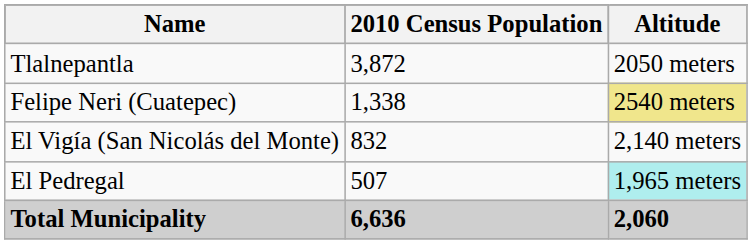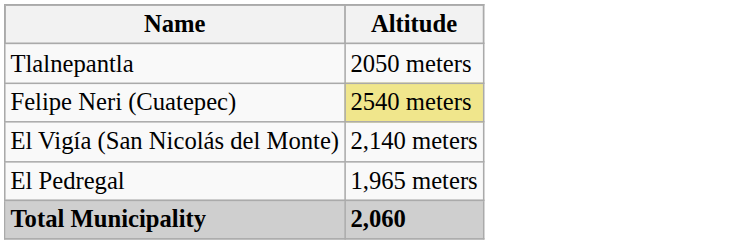- column: (476, 24)
(677, 180) paleturquoise background -> (414, 180) no background
